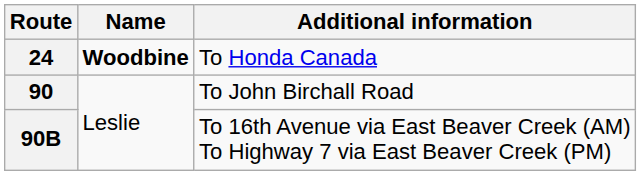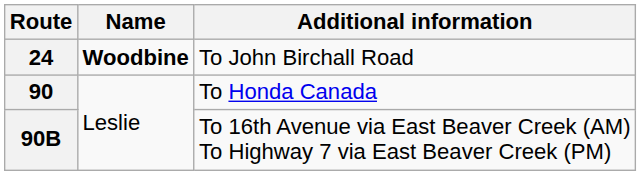(288, 57) To Honda Canada -> (306, 57) To John Birchall Road
(306, 92) To John Birchall Road -> (288, 92) To Honda Canada
